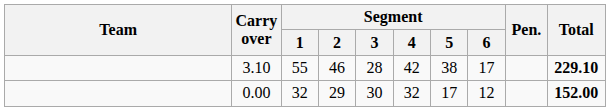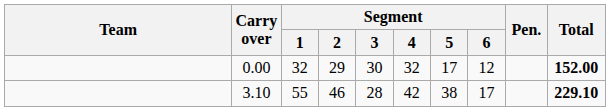rows swapped: (256, 67) <-> (256, 93)
